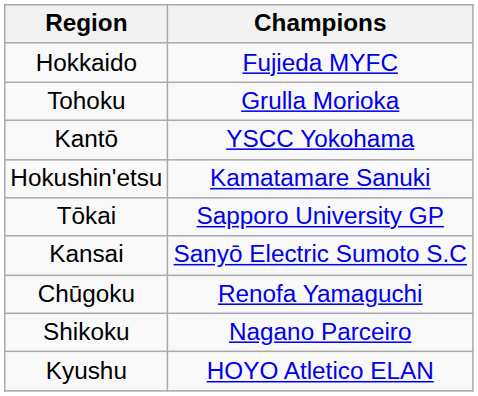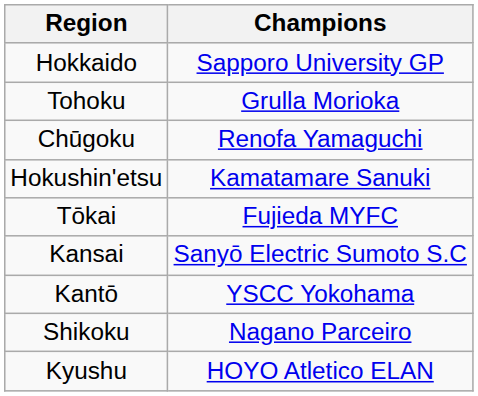(320, 62) Fujieda MYFC -> (320, 62) Sapporo University GP
rows swapped: (86, 139) <-> (86, 293)
(320, 216) Sapporo University GP -> (320, 216) Fujieda MYFC
